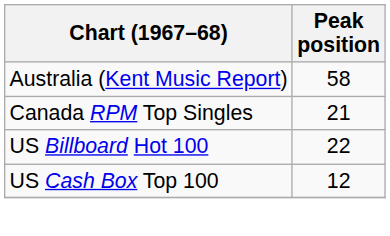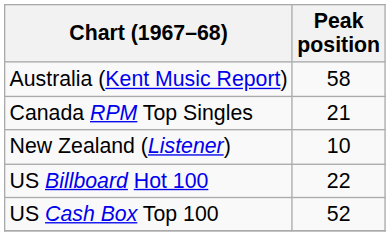+ row: (120, 146)
(339, 180) 12 -> (339, 214) 52
